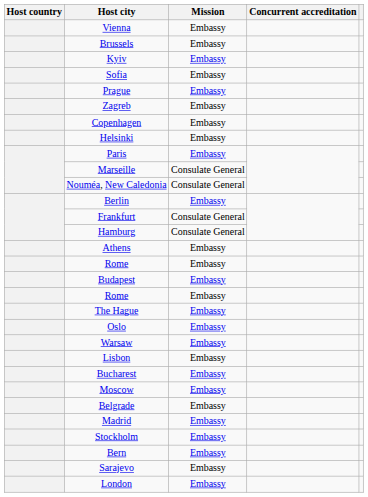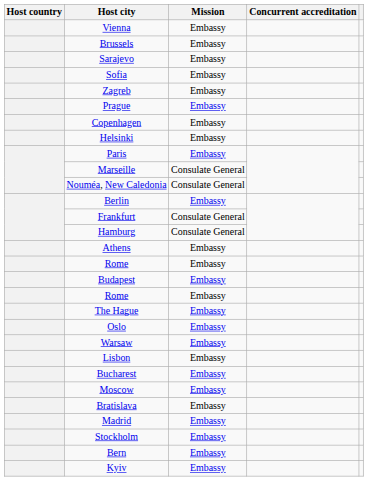rows swapped: (117, 468) <-> (117, 59)
rows swapped: (117, 106) <-> (117, 91)
- row: (117, 405)
+ row: (117, 405)
- row: (117, 484)
